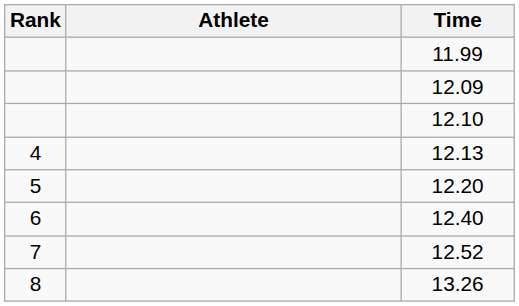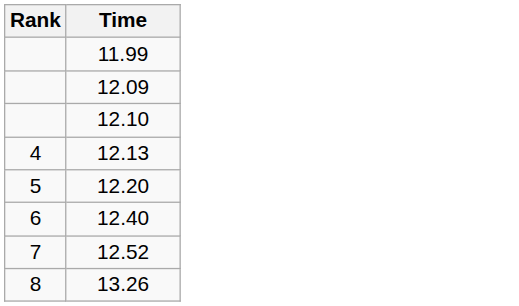- column: (234, 20)
